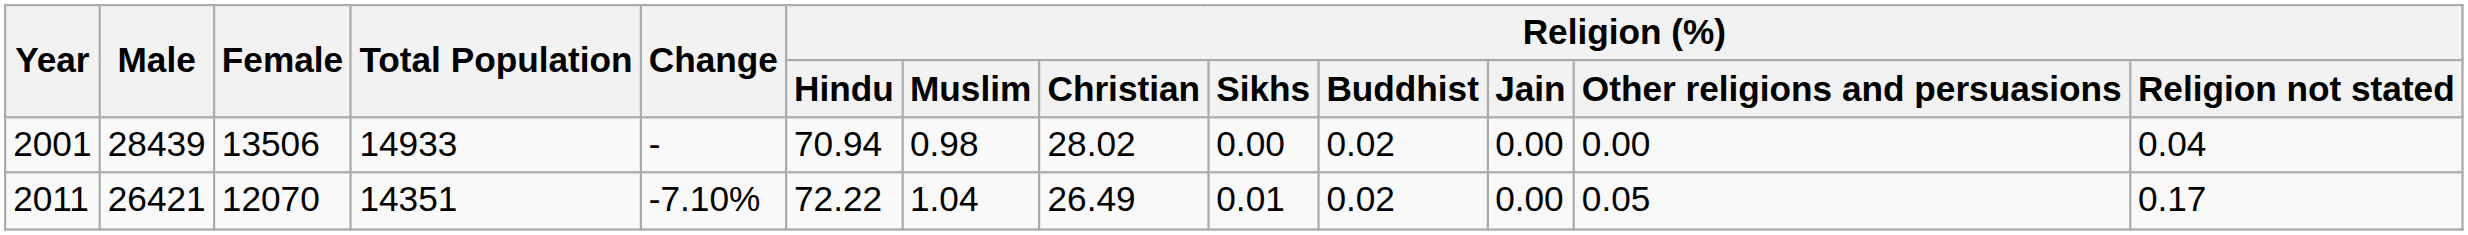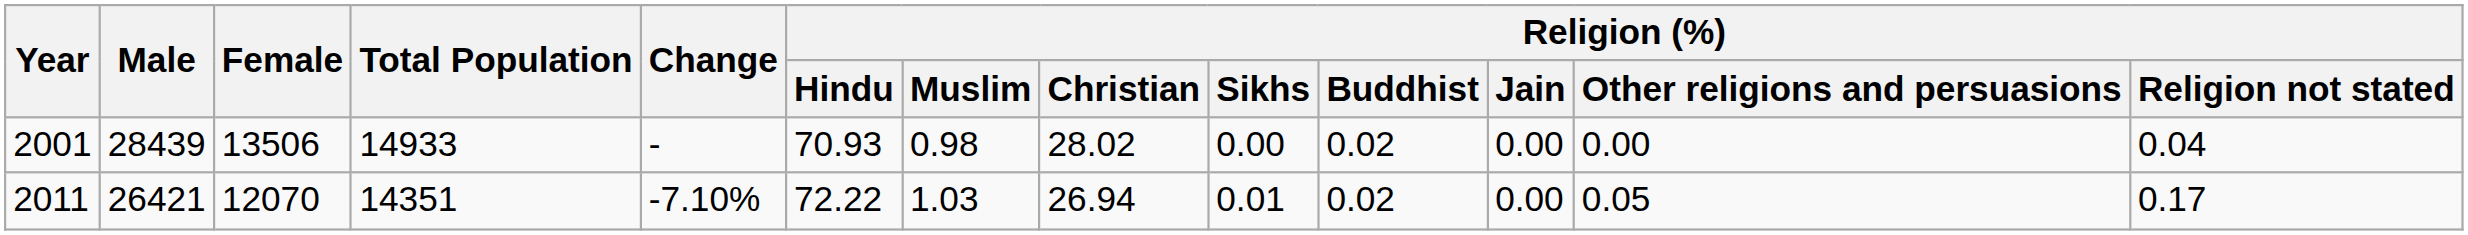(838, 144) 70.94 -> (838, 144) 70.93
(944, 199) 1.04 -> (944, 199) 1.03
(1092, 199) 26.49 -> (1092, 199) 26.94
